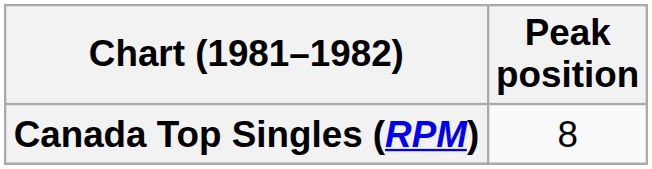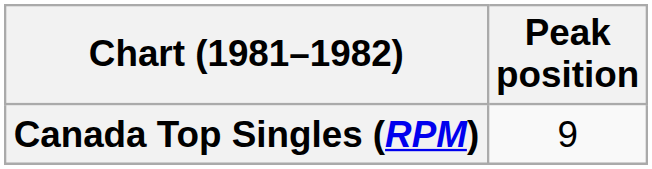(568, 133) 8 -> (568, 133) 9
